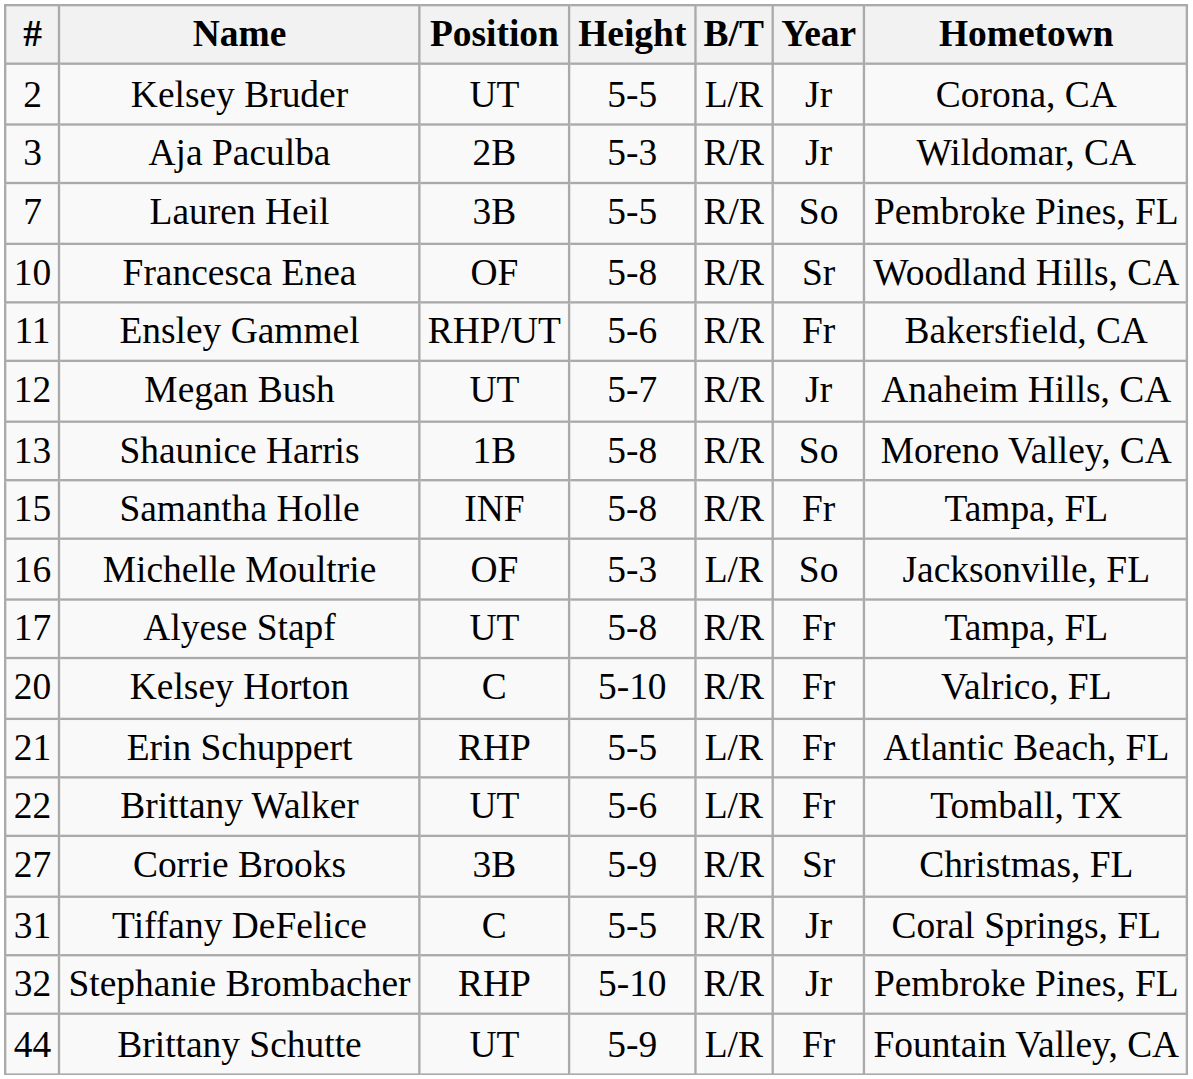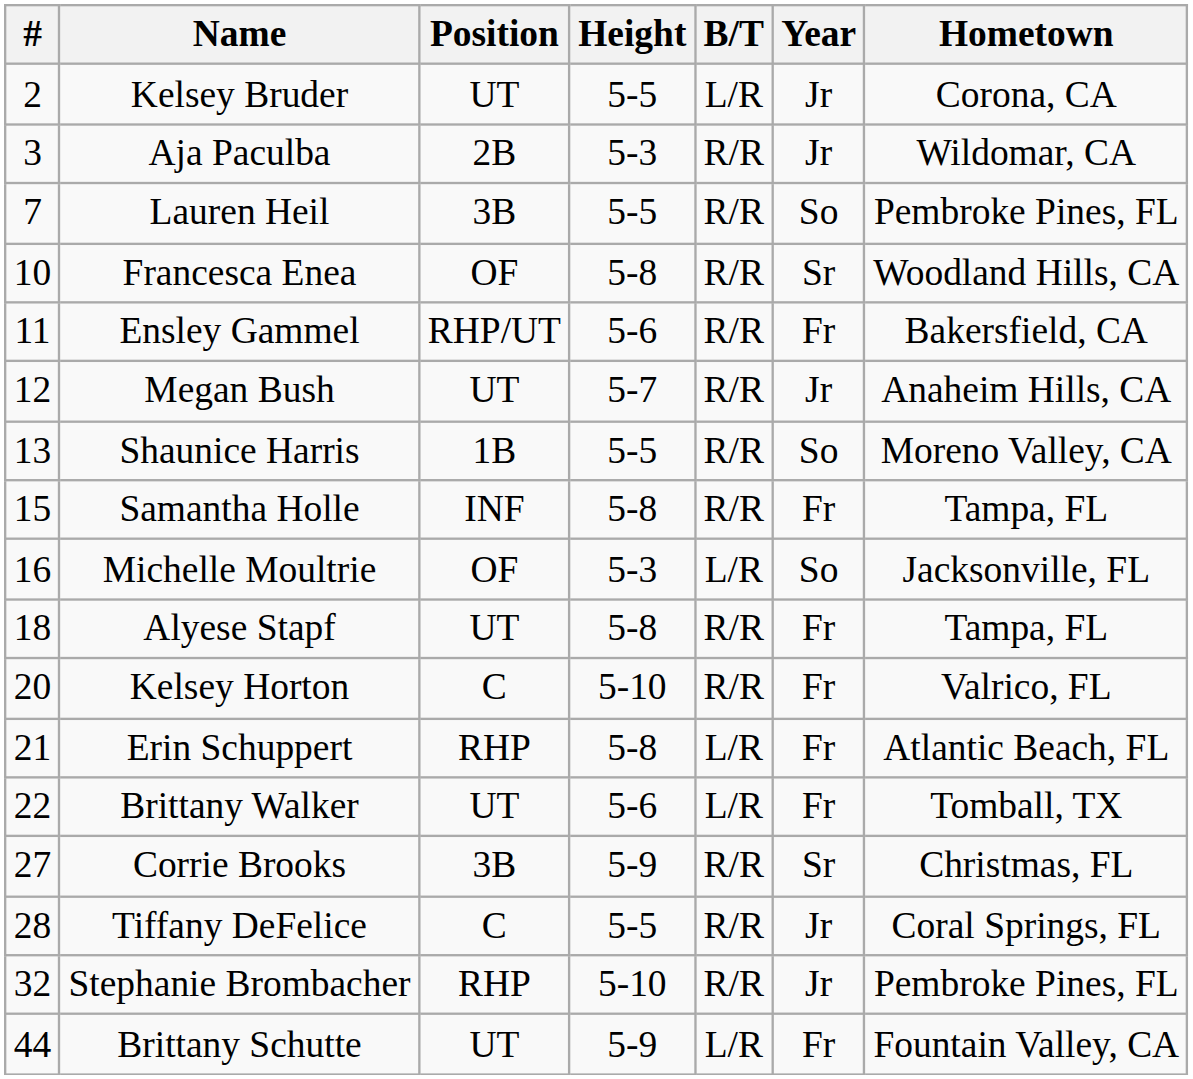(632, 449) 5-8 -> (632, 449) 5-5
(33, 627) 17 -> (33, 627) 18
(632, 746) 5-5 -> (632, 746) 5-8
(33, 924) 31 -> (33, 924) 28
